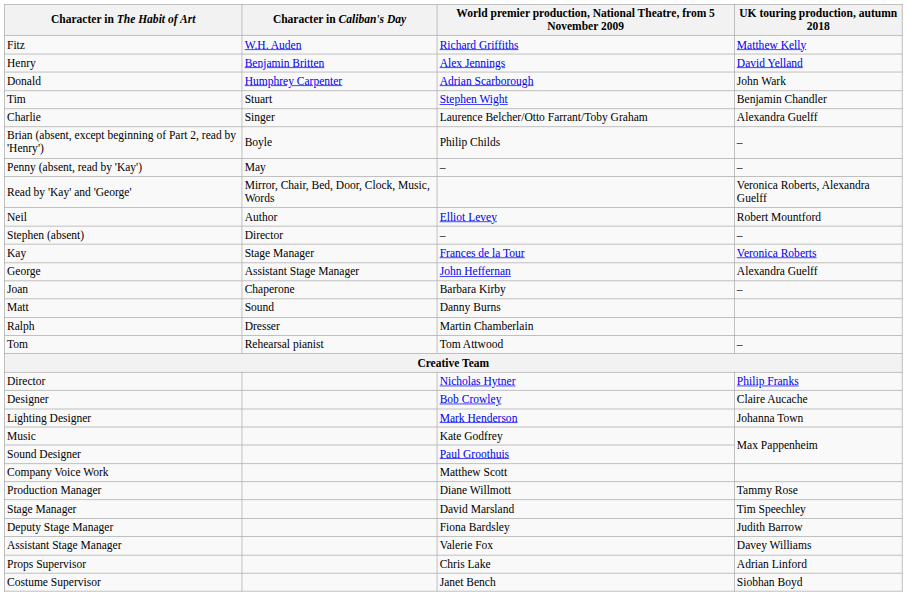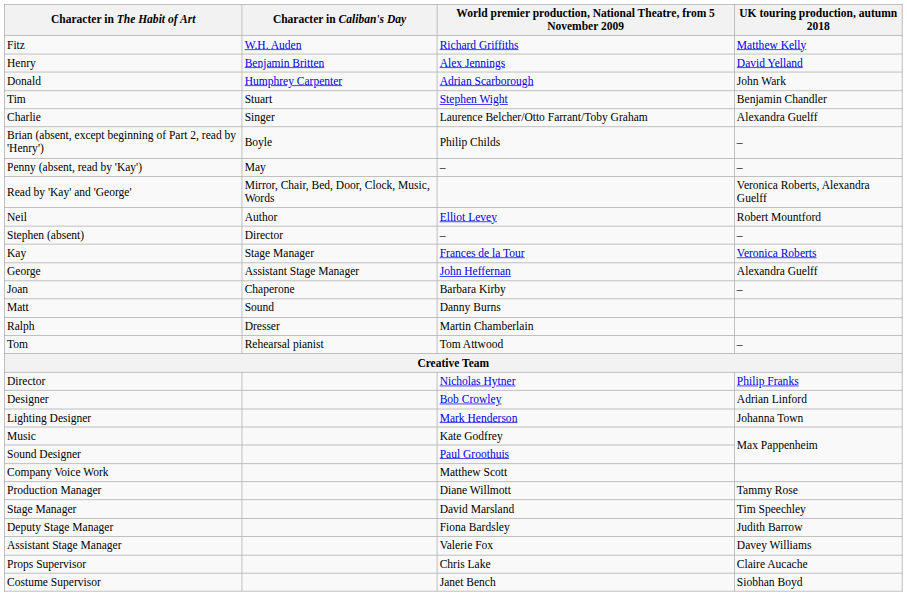(772, 399) Claire Aucache -> (772, 399) Adrian Linford
(772, 564) Adrian Linford -> (772, 564) Claire Aucache
